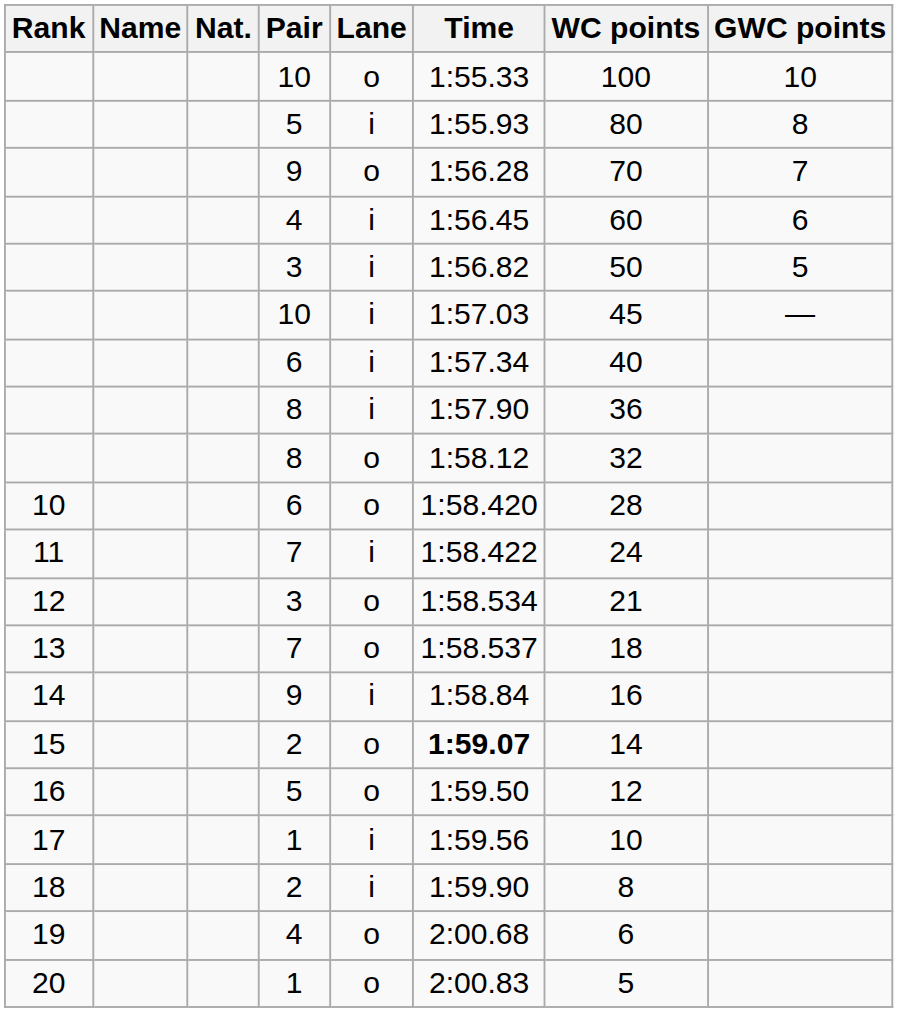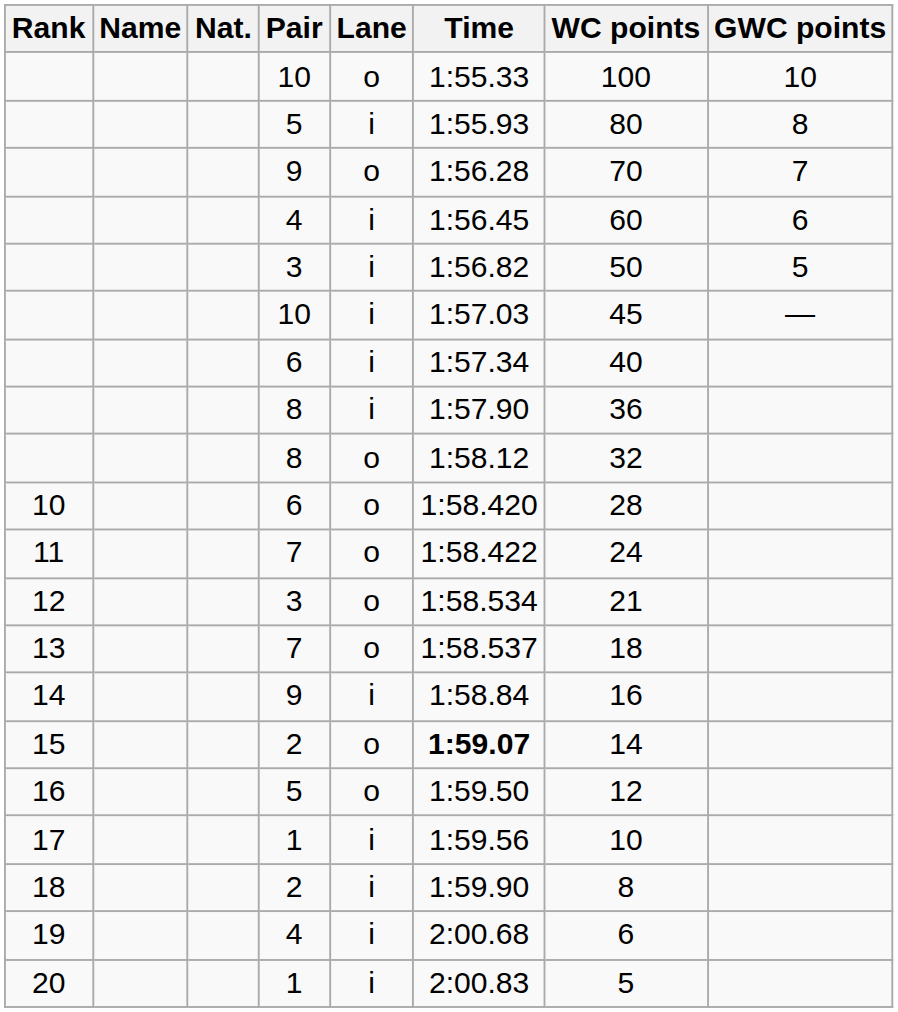(372, 553) i -> (372, 553) o
(372, 934) o -> (372, 934) i
(372, 982) o -> (372, 982) i
